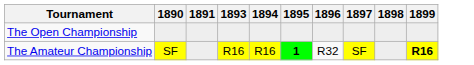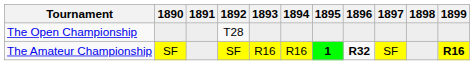+ column: (233, 14)
(328, 51) normal -> (359, 51) bold
